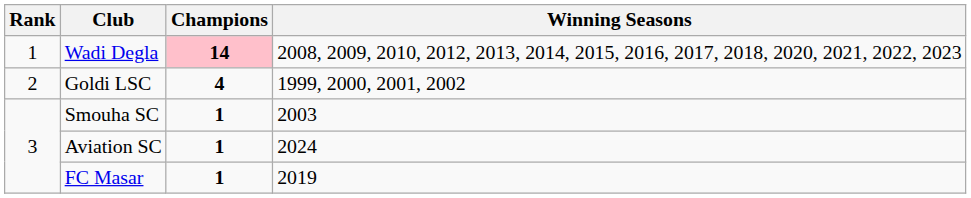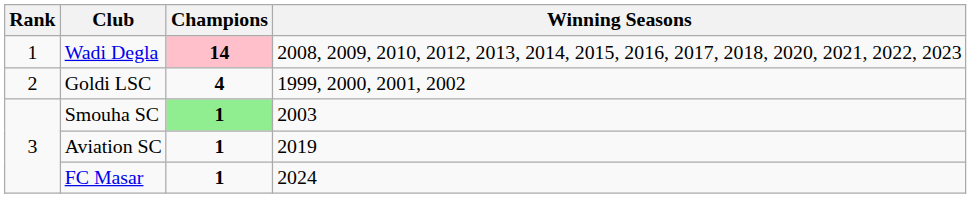(220, 114) no background -> (220, 114) lightgreen background
(297, 146) 2024 -> (297, 146) 2019
(297, 177) 2019 -> (297, 177) 2024
